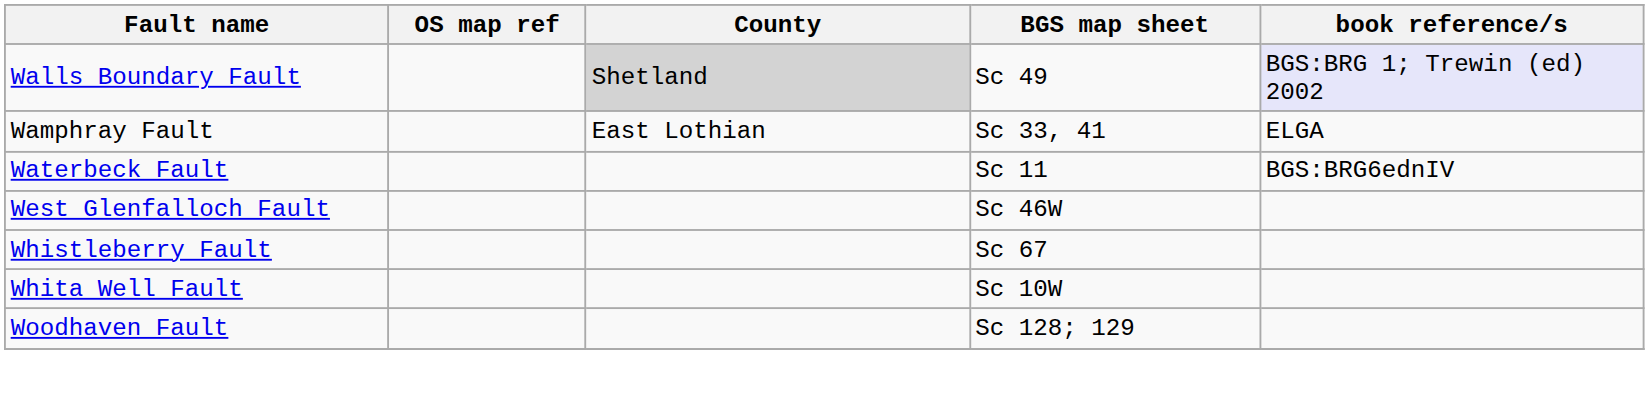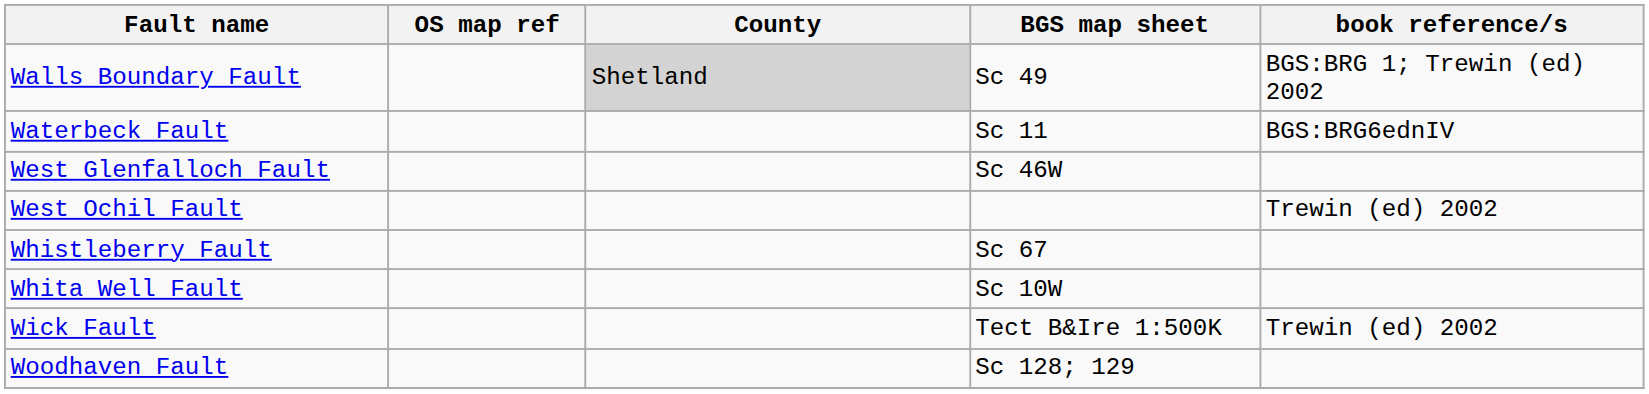(1425, 78) lavender background -> (1425, 78) no background
- row: (112, 131)
+ row: (127, 210)
+ row: (83, 328)
